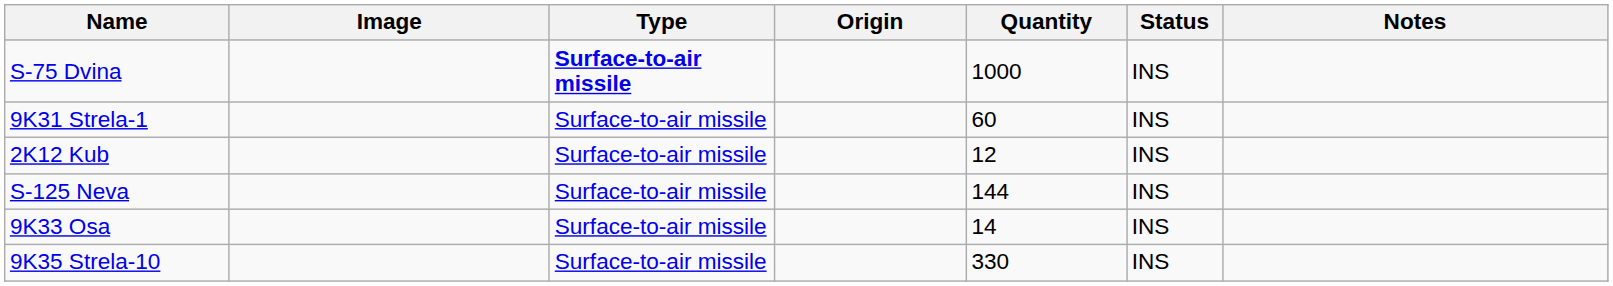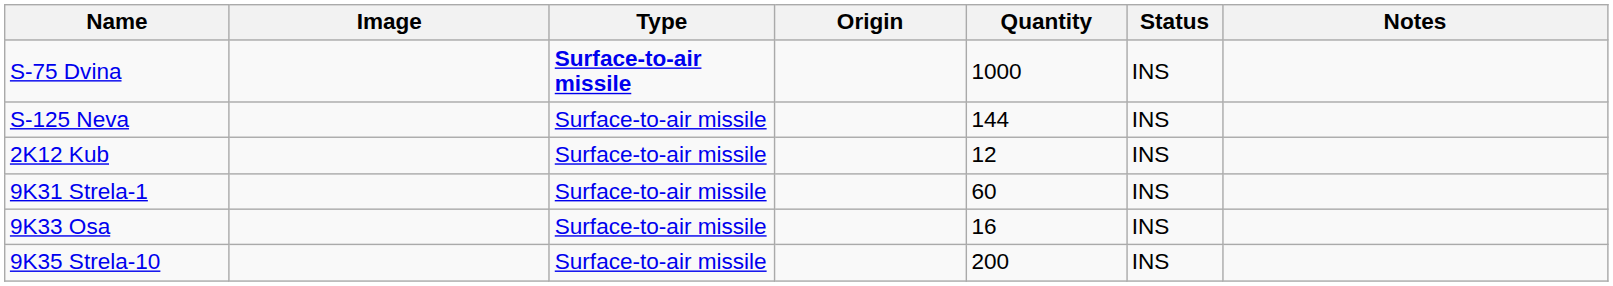rows swapped: (69, 190) <-> (79, 119)
(984, 226) 14 -> (984, 226) 16
(990, 262) 330 -> (990, 262) 200
